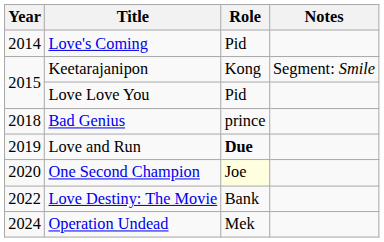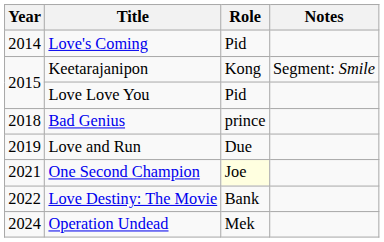(239, 146) bold -> (238, 146) normal
(25, 172) 2020 -> (25, 172) 2021
